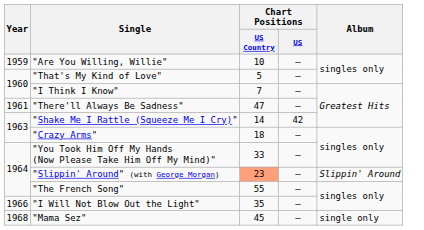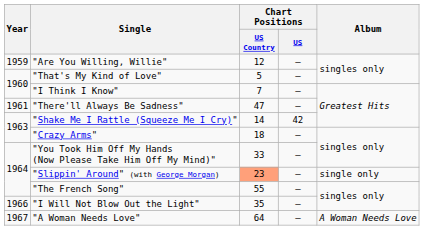(259, 62) 10 -> (259, 62) 12
(360, 174) Slippin' Around -> (349, 174) single only
+ row: (86, 218)
- row: (59, 218)
